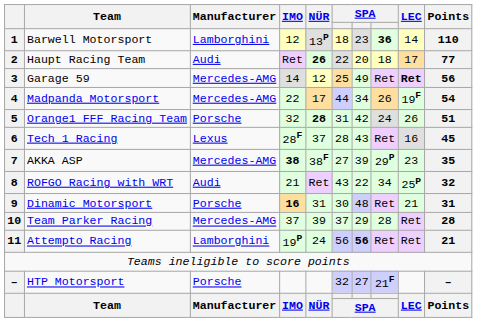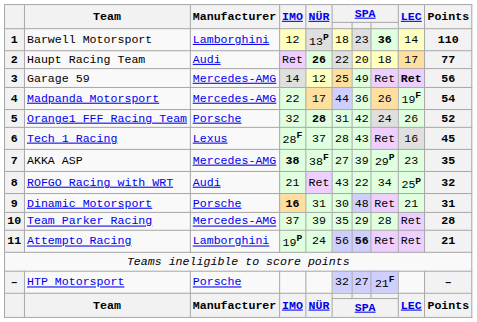(362, 98) 34 -> (362, 98) 36
(448, 118) 51 -> (448, 118) 52
(342, 221) 37 -> (342, 221) 35
